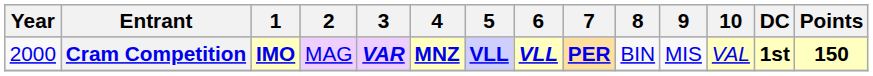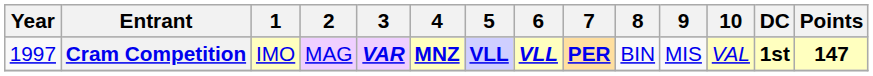(33, 54) 2000 -> (33, 54) 1997
(276, 54) bold -> (276, 54) normal
(831, 54) 150 -> (831, 54) 147
